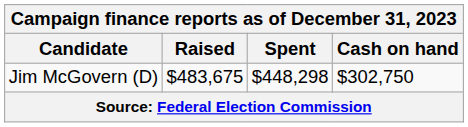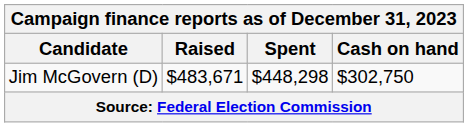(205, 77) $483,675 -> (205, 77) $483,671
